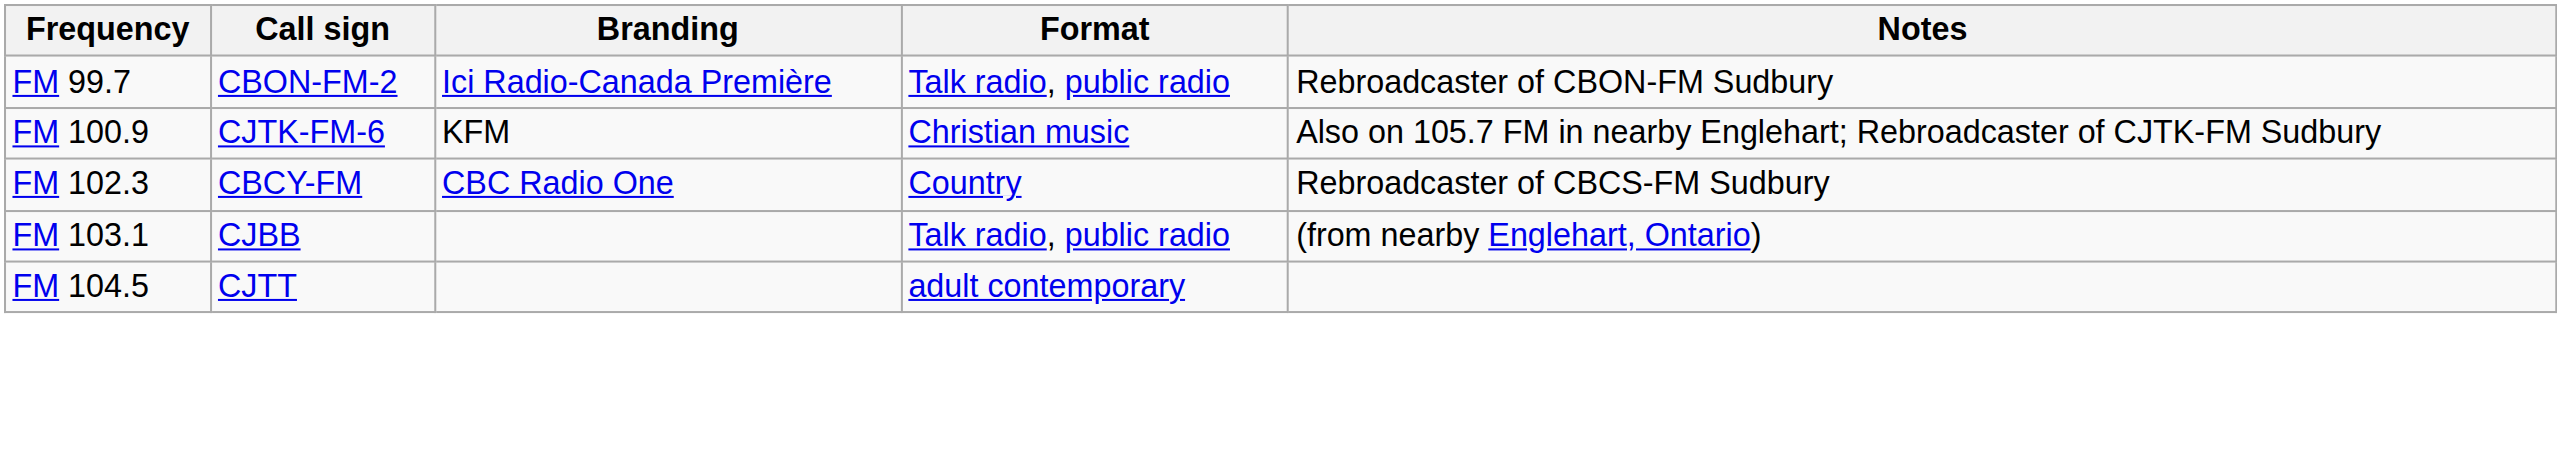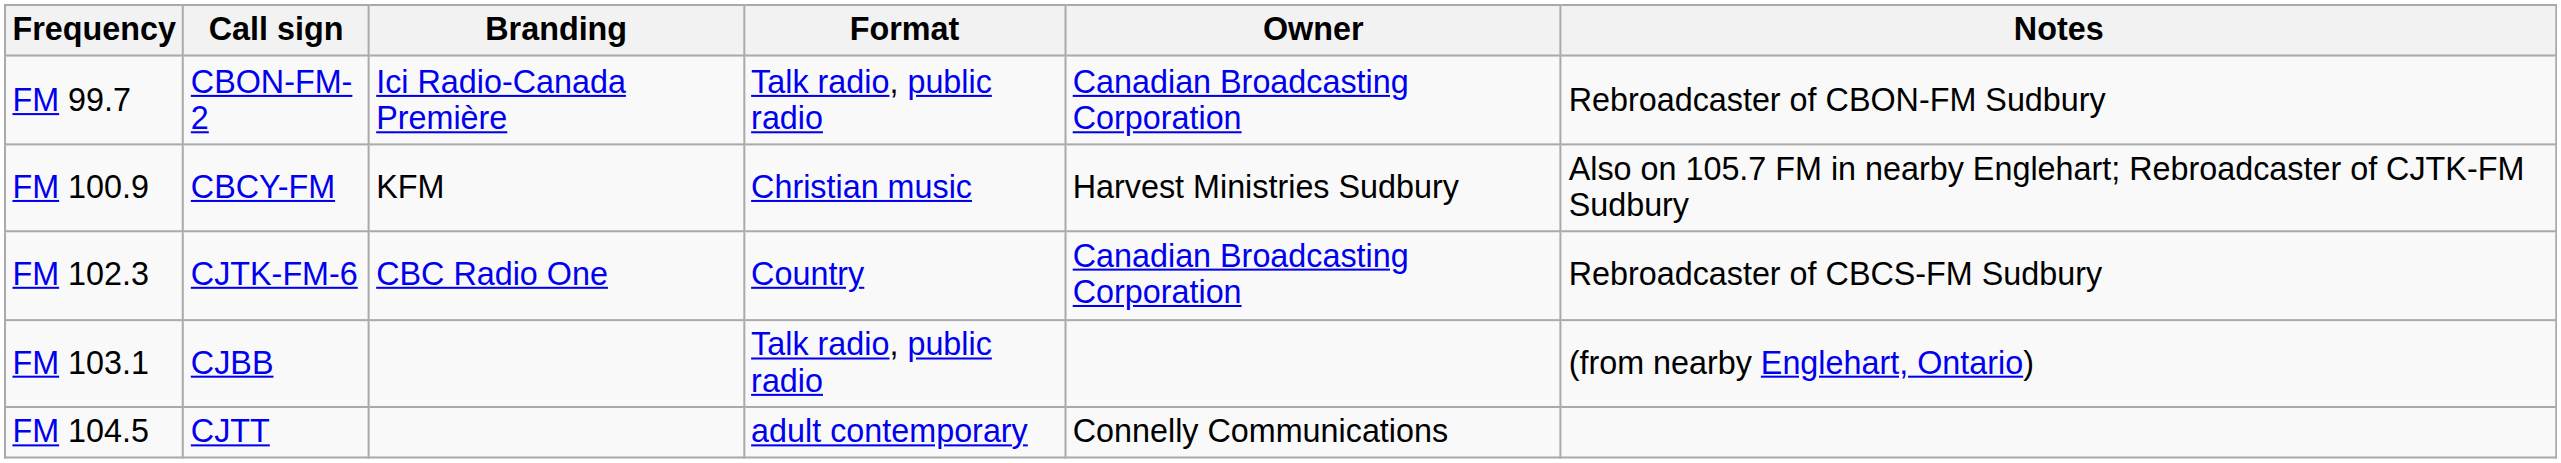+ column: (1313, 30)
(301, 132) CJTK-FM-6 -> (263, 187) CBCY-FM
(290, 183) CBCY-FM -> (274, 274) CJTK-FM-6
